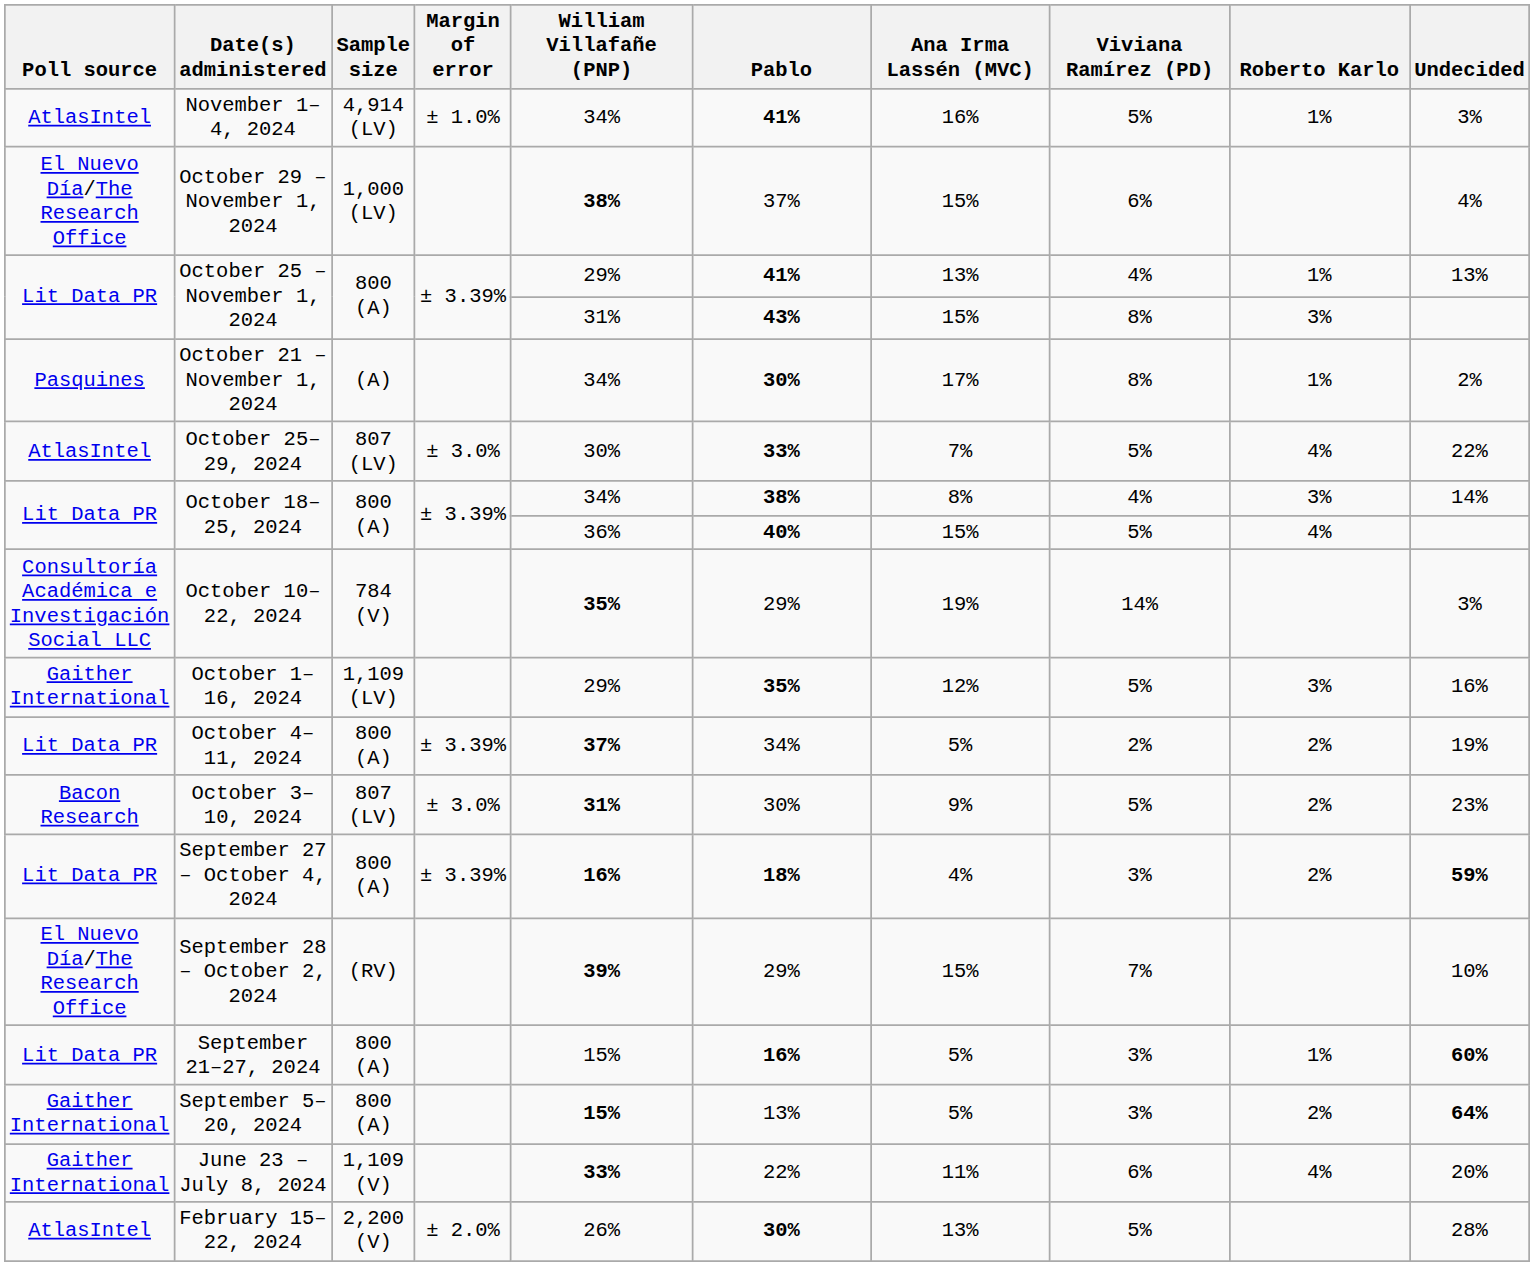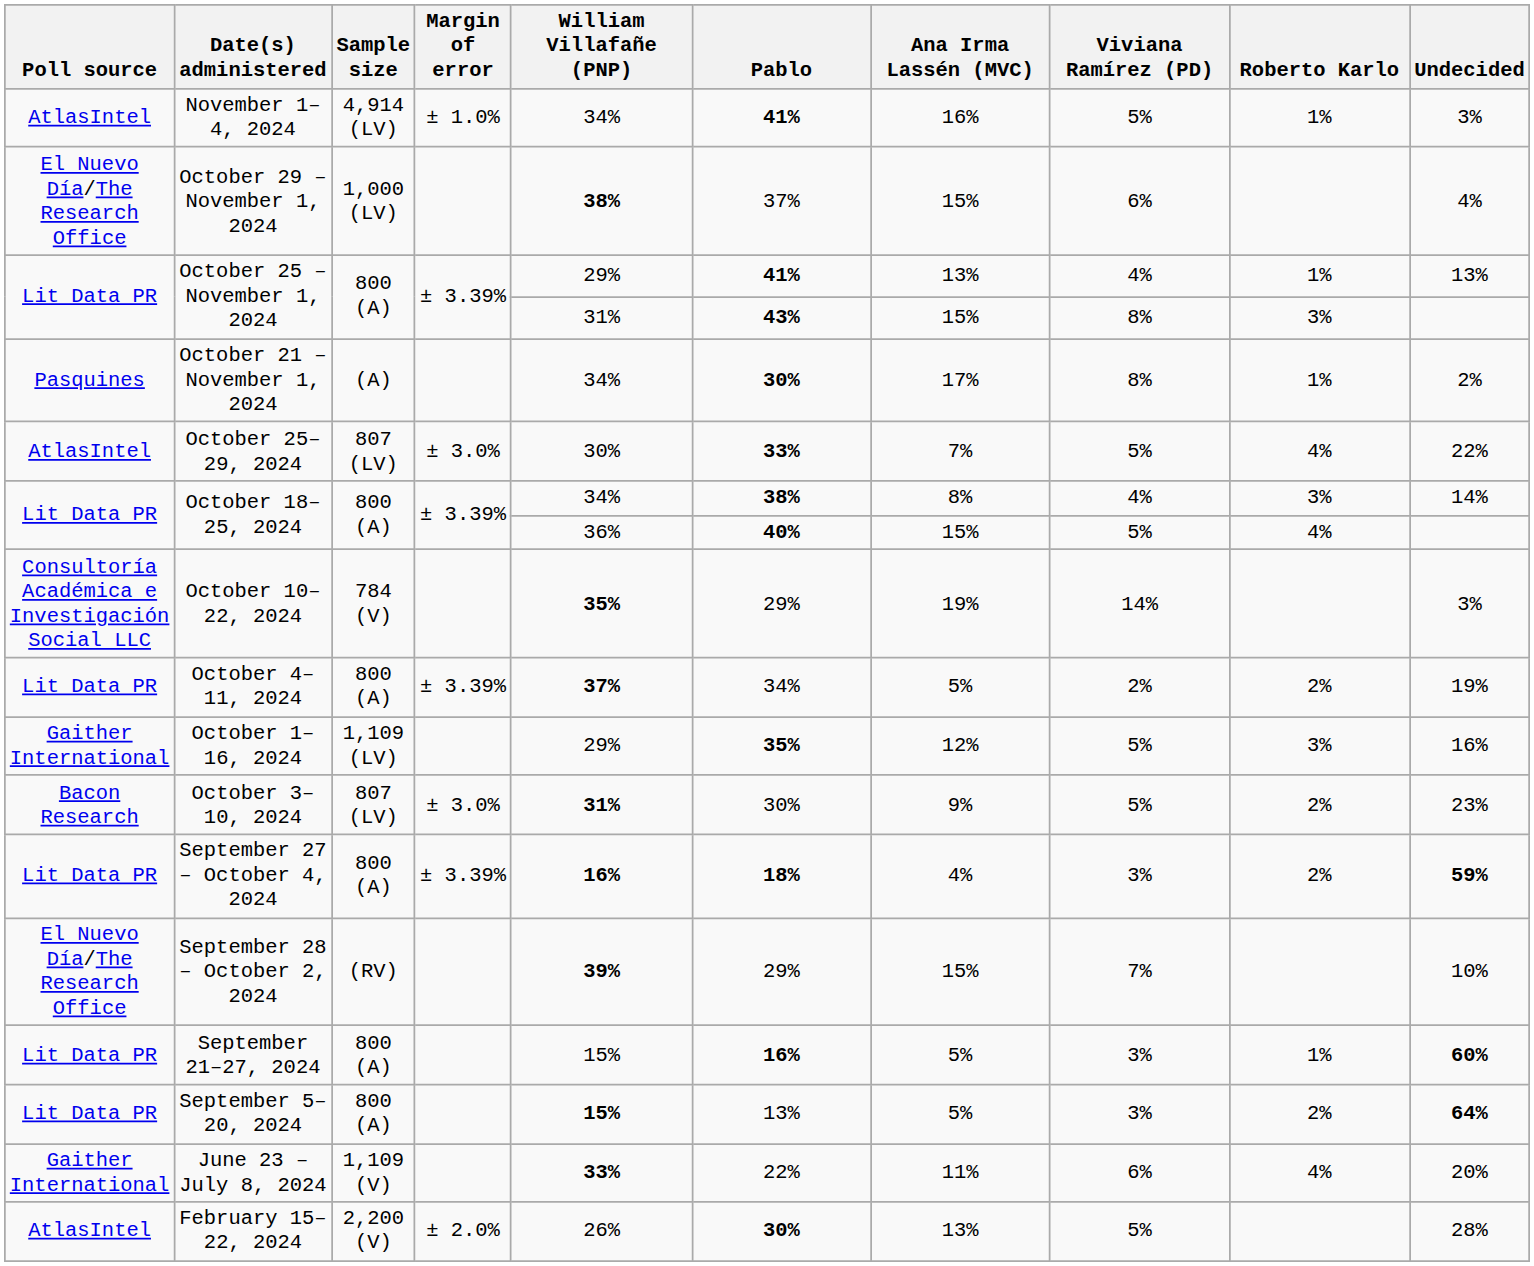rows swapped: (253, 687) <-> (253, 745)
(90, 1113) Gaither International -> (90, 1113) Lit Data PR
